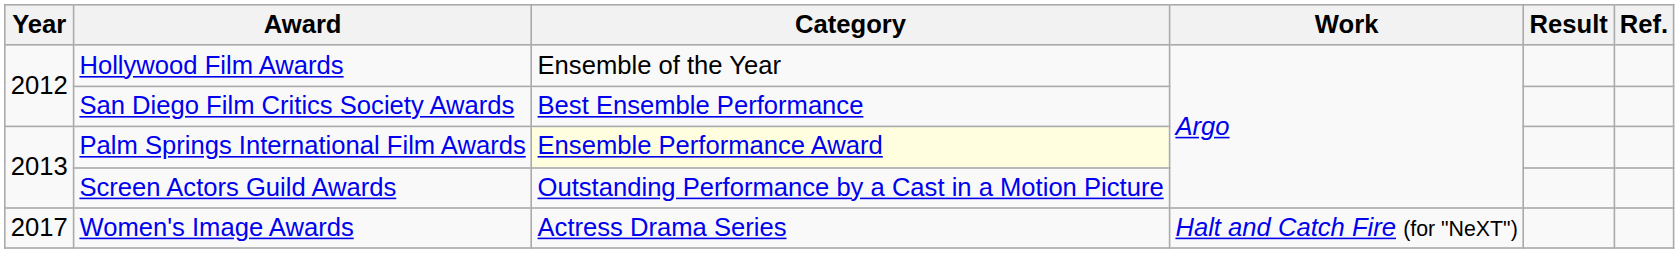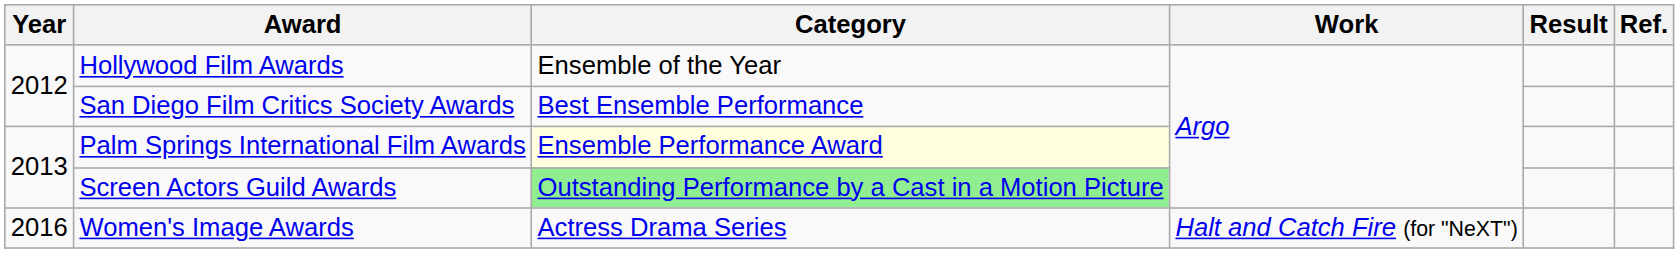(851, 187) no background -> (851, 187) lightgreen background
(39, 227) 2017 -> (39, 227) 2016
